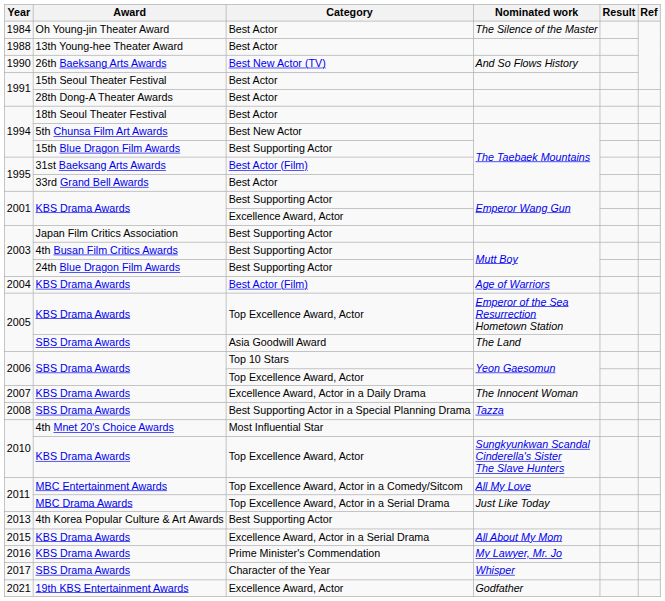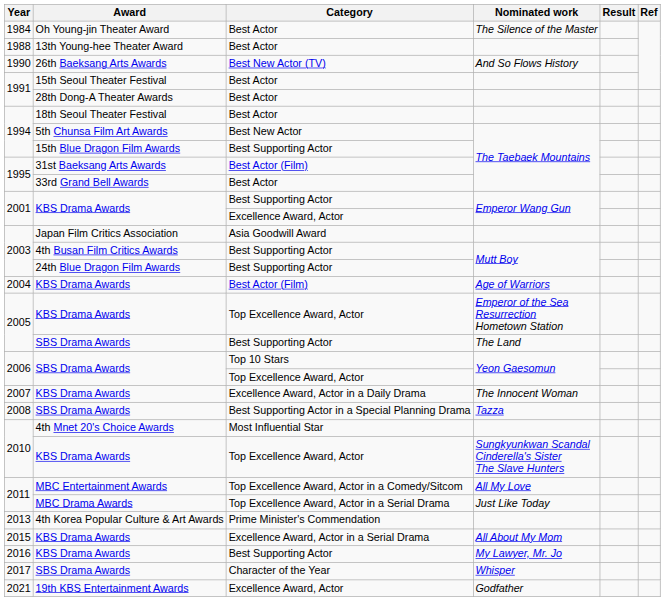(280, 234) Best Supporting Actor -> (277, 234) Asia Goodwill Award
(277, 343) Asia Goodwill Award -> (280, 343) Best Supporting Actor
(280, 520) Best Supporting Actor -> (304, 520) Prime Minister's Commendation
(304, 554) Prime Minister's Commendation -> (280, 554) Best Supporting Actor
